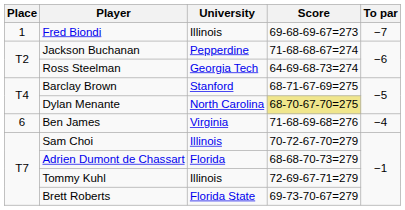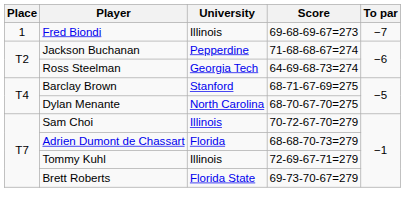(314, 104) khaki background -> (314, 104) no background
- row: (71, 123)
